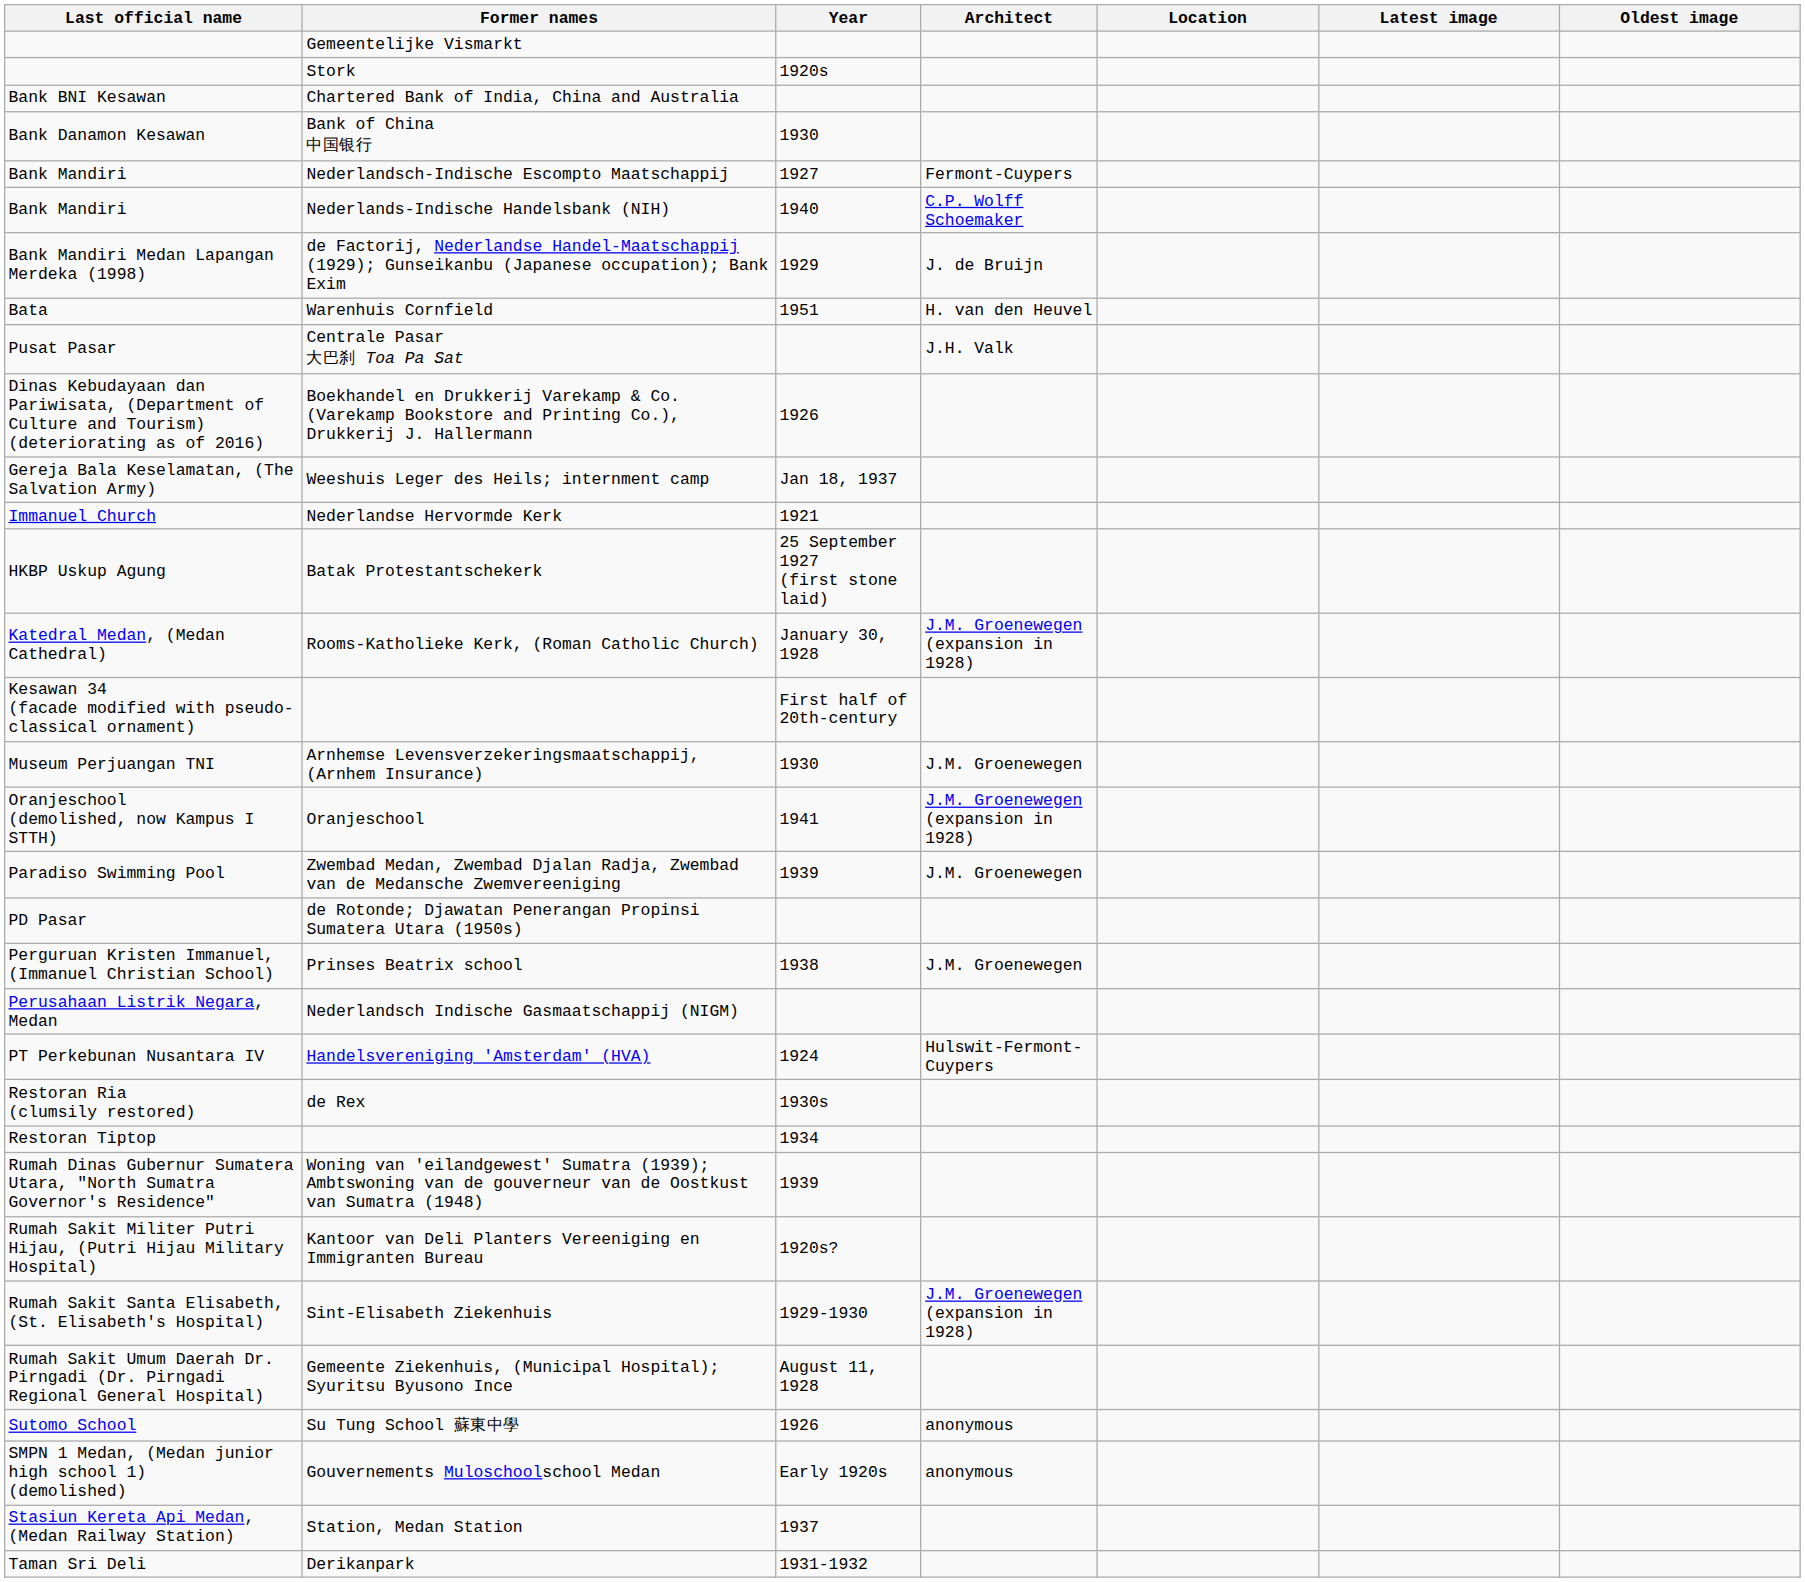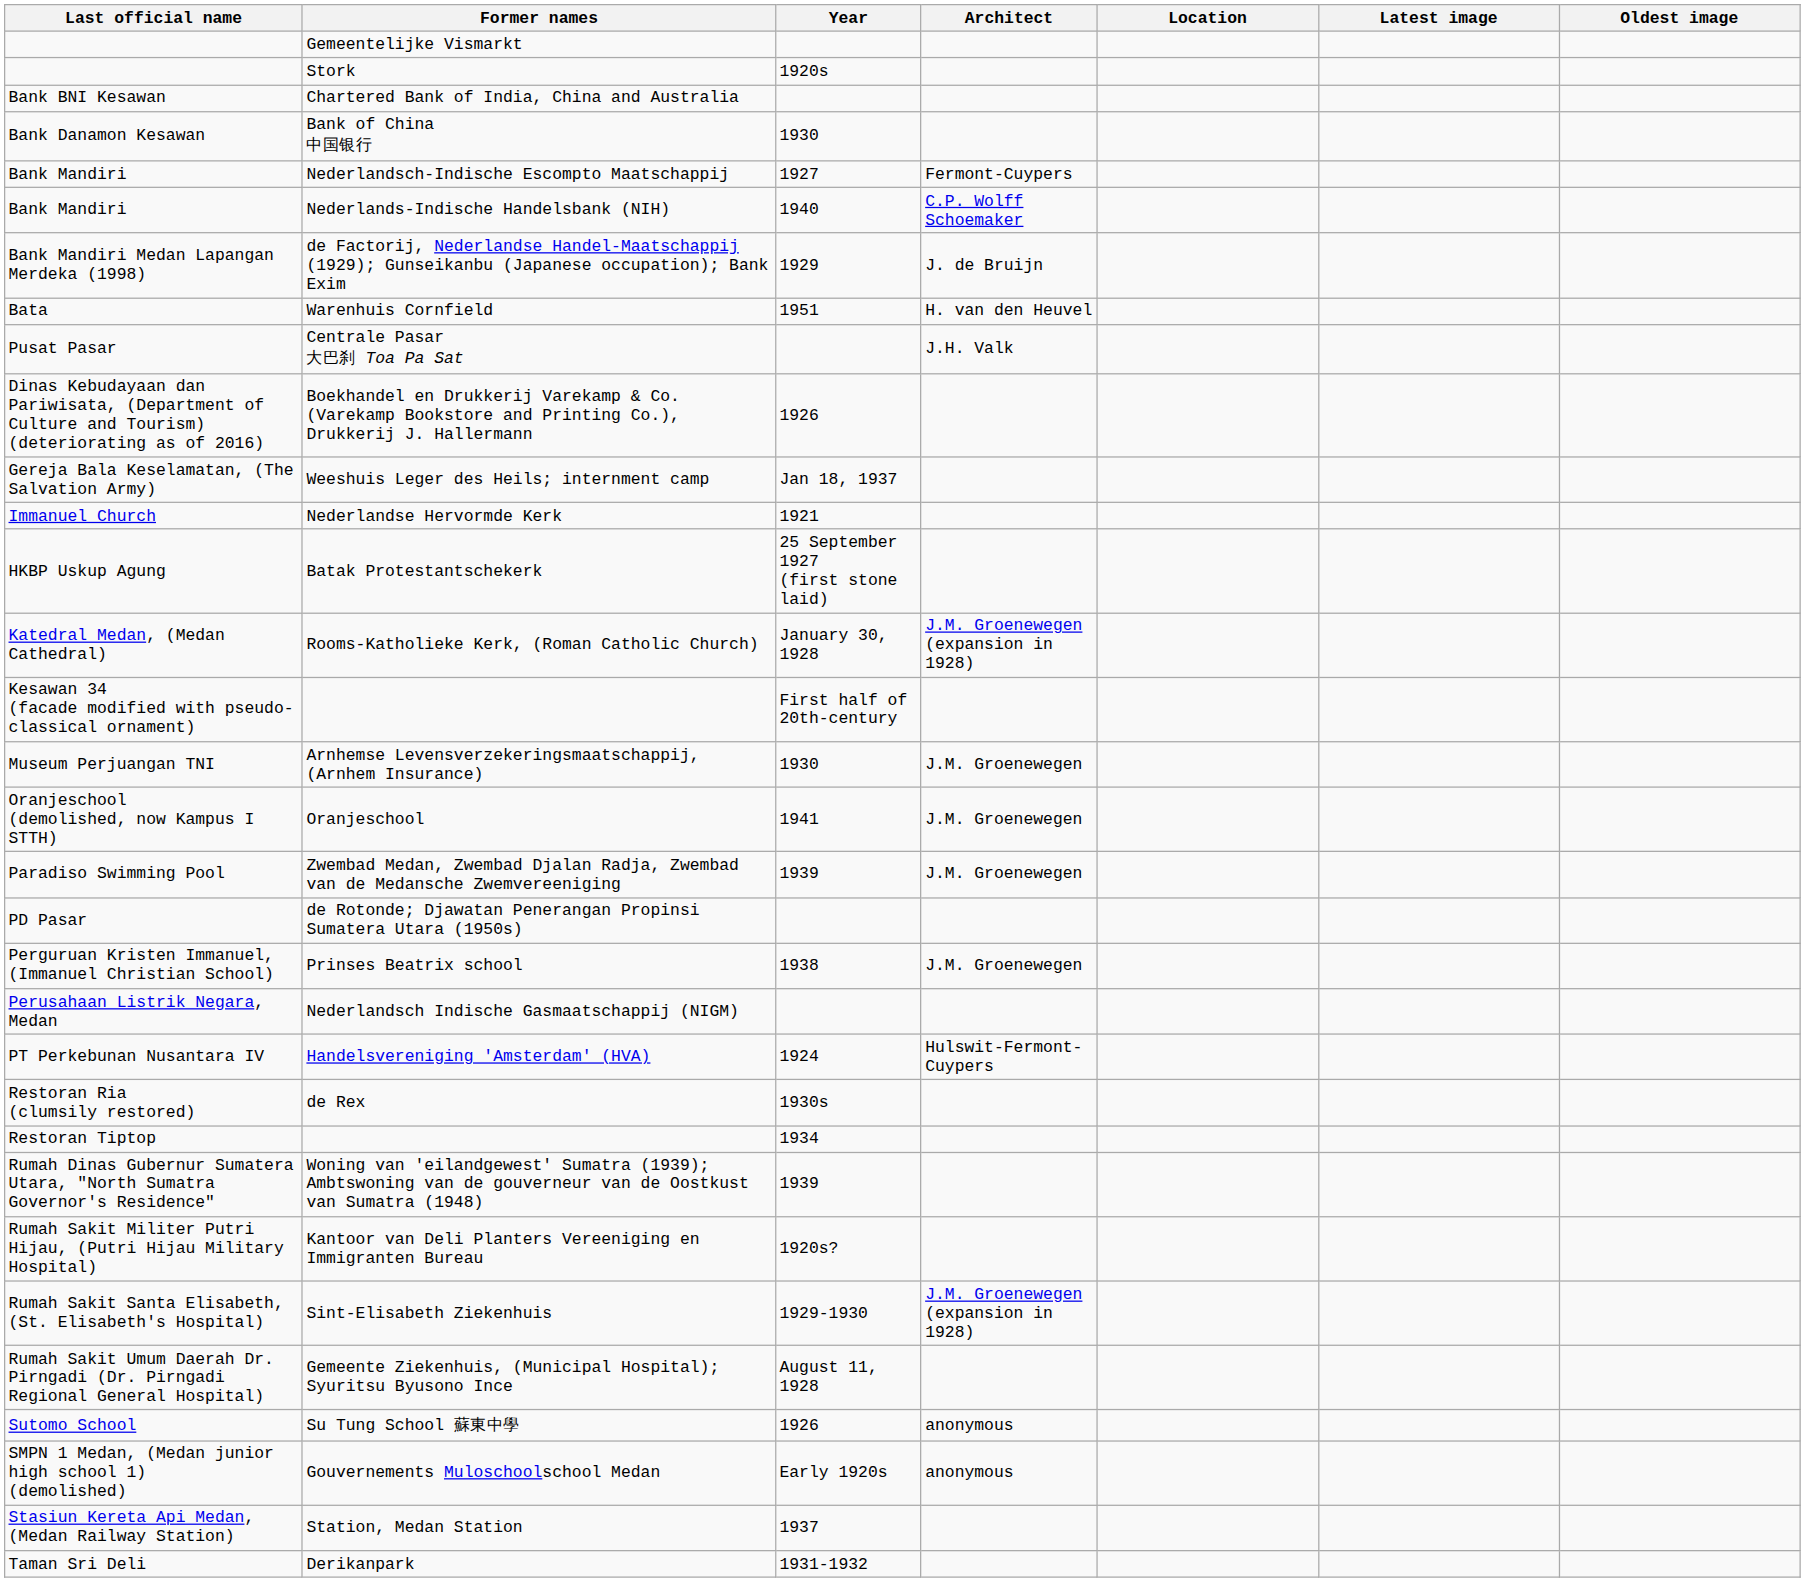(1004, 820) J.M. Groenewegen (expansion in 1928) -> (1004, 820) J.M. Groenewegen
